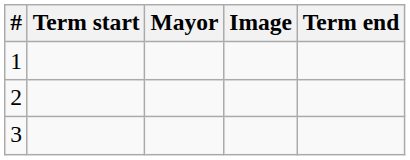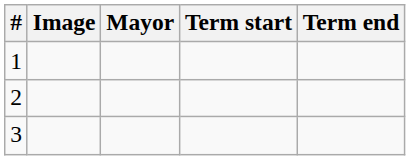columns swapped: (261, 23) <-> (86, 23)
